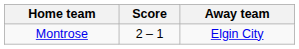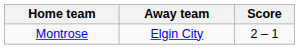columns swapped: (150, 14) <-> (237, 14)
